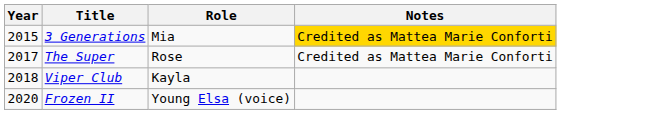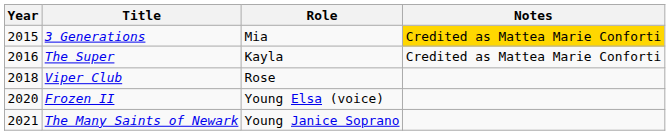(23, 57) 2017 -> (23, 57) 2016
(167, 57) Rose -> (264, 57) Kayla
(171, 78) Kayla -> (260, 78) Rose
+ row: (142, 120)
